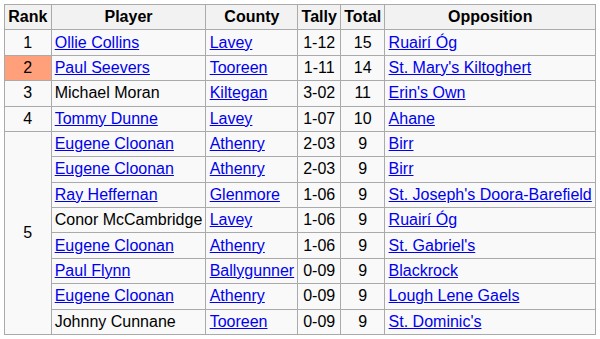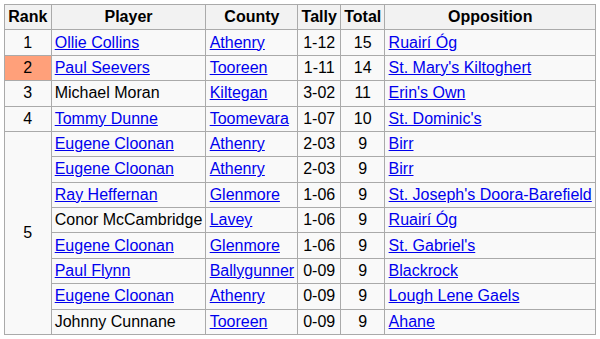(231, 42) Lavey -> (237, 42) Athenry
(231, 118) Lavey -> (249, 118) Toomevara
(412, 118) Ahane -> (435, 118) St. Dominic's
(237, 245) Athenry -> (245, 245) Glenmore
(435, 321) St. Dominic's -> (412, 321) Ahane
